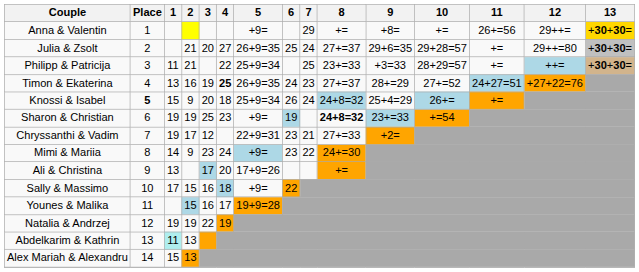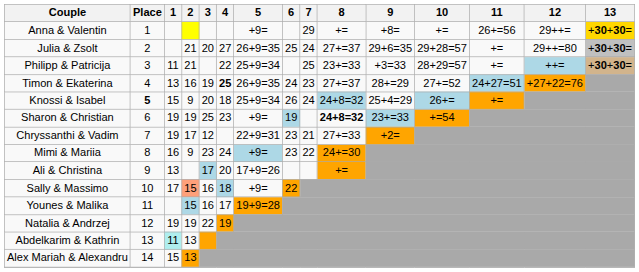(173, 153) 14 -> (173, 153) 16
(190, 188) no background -> (190, 188) lightsalmon background
